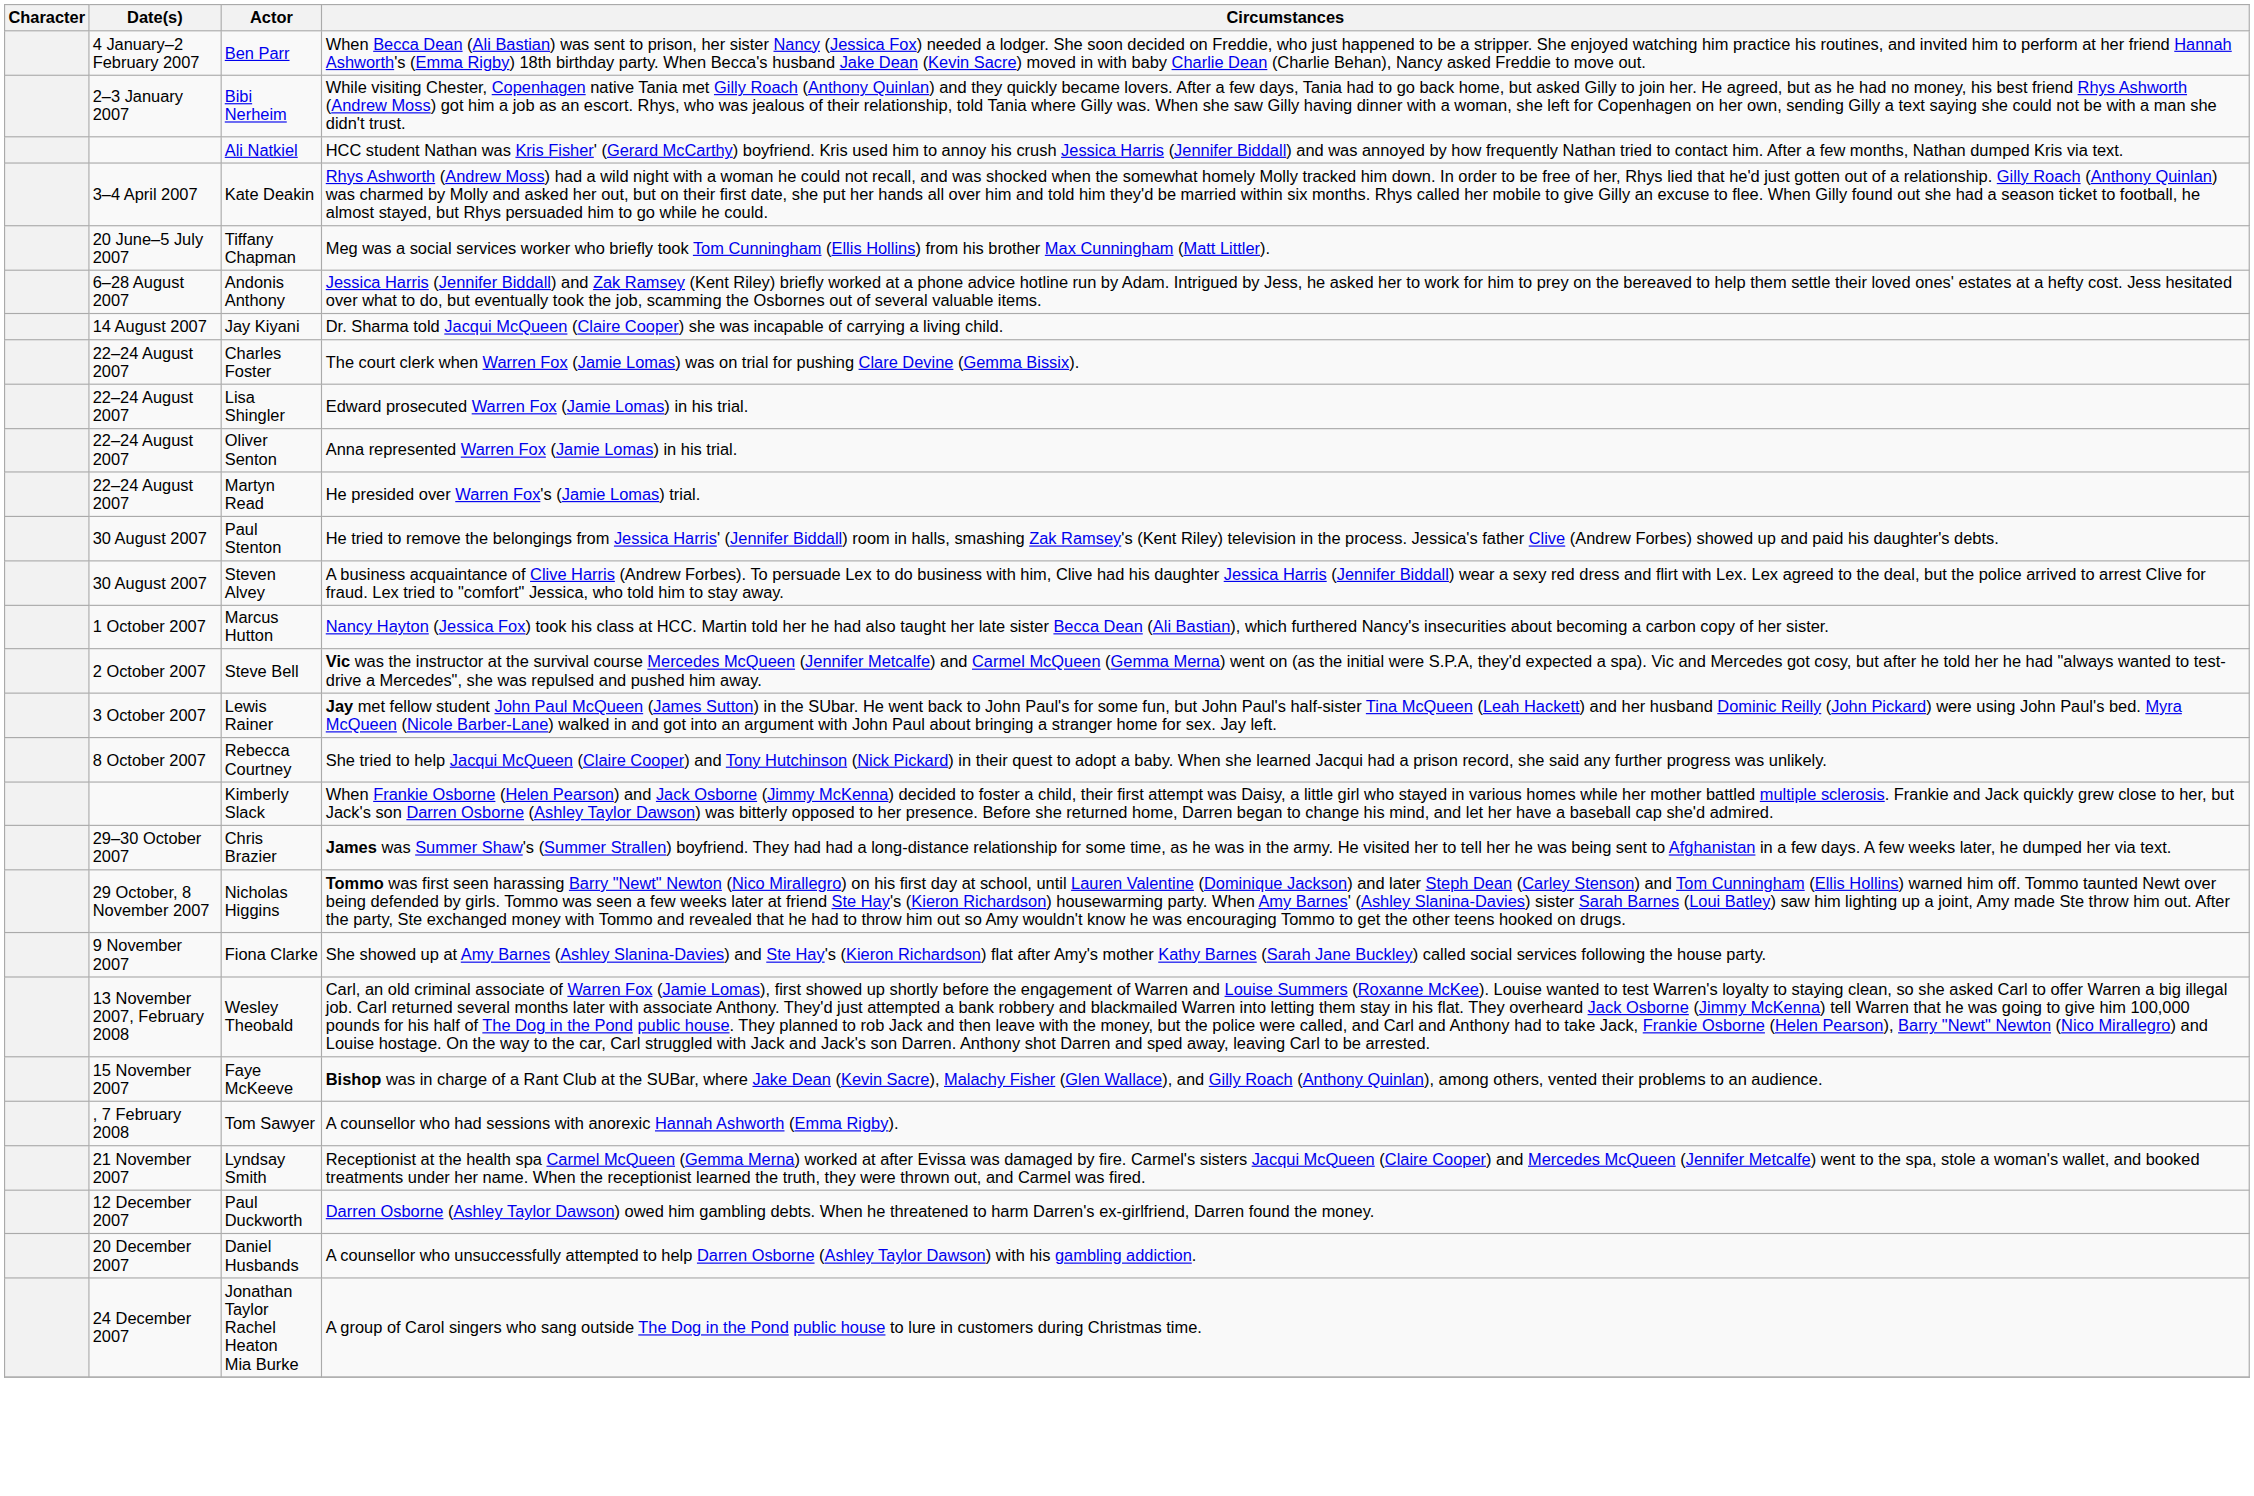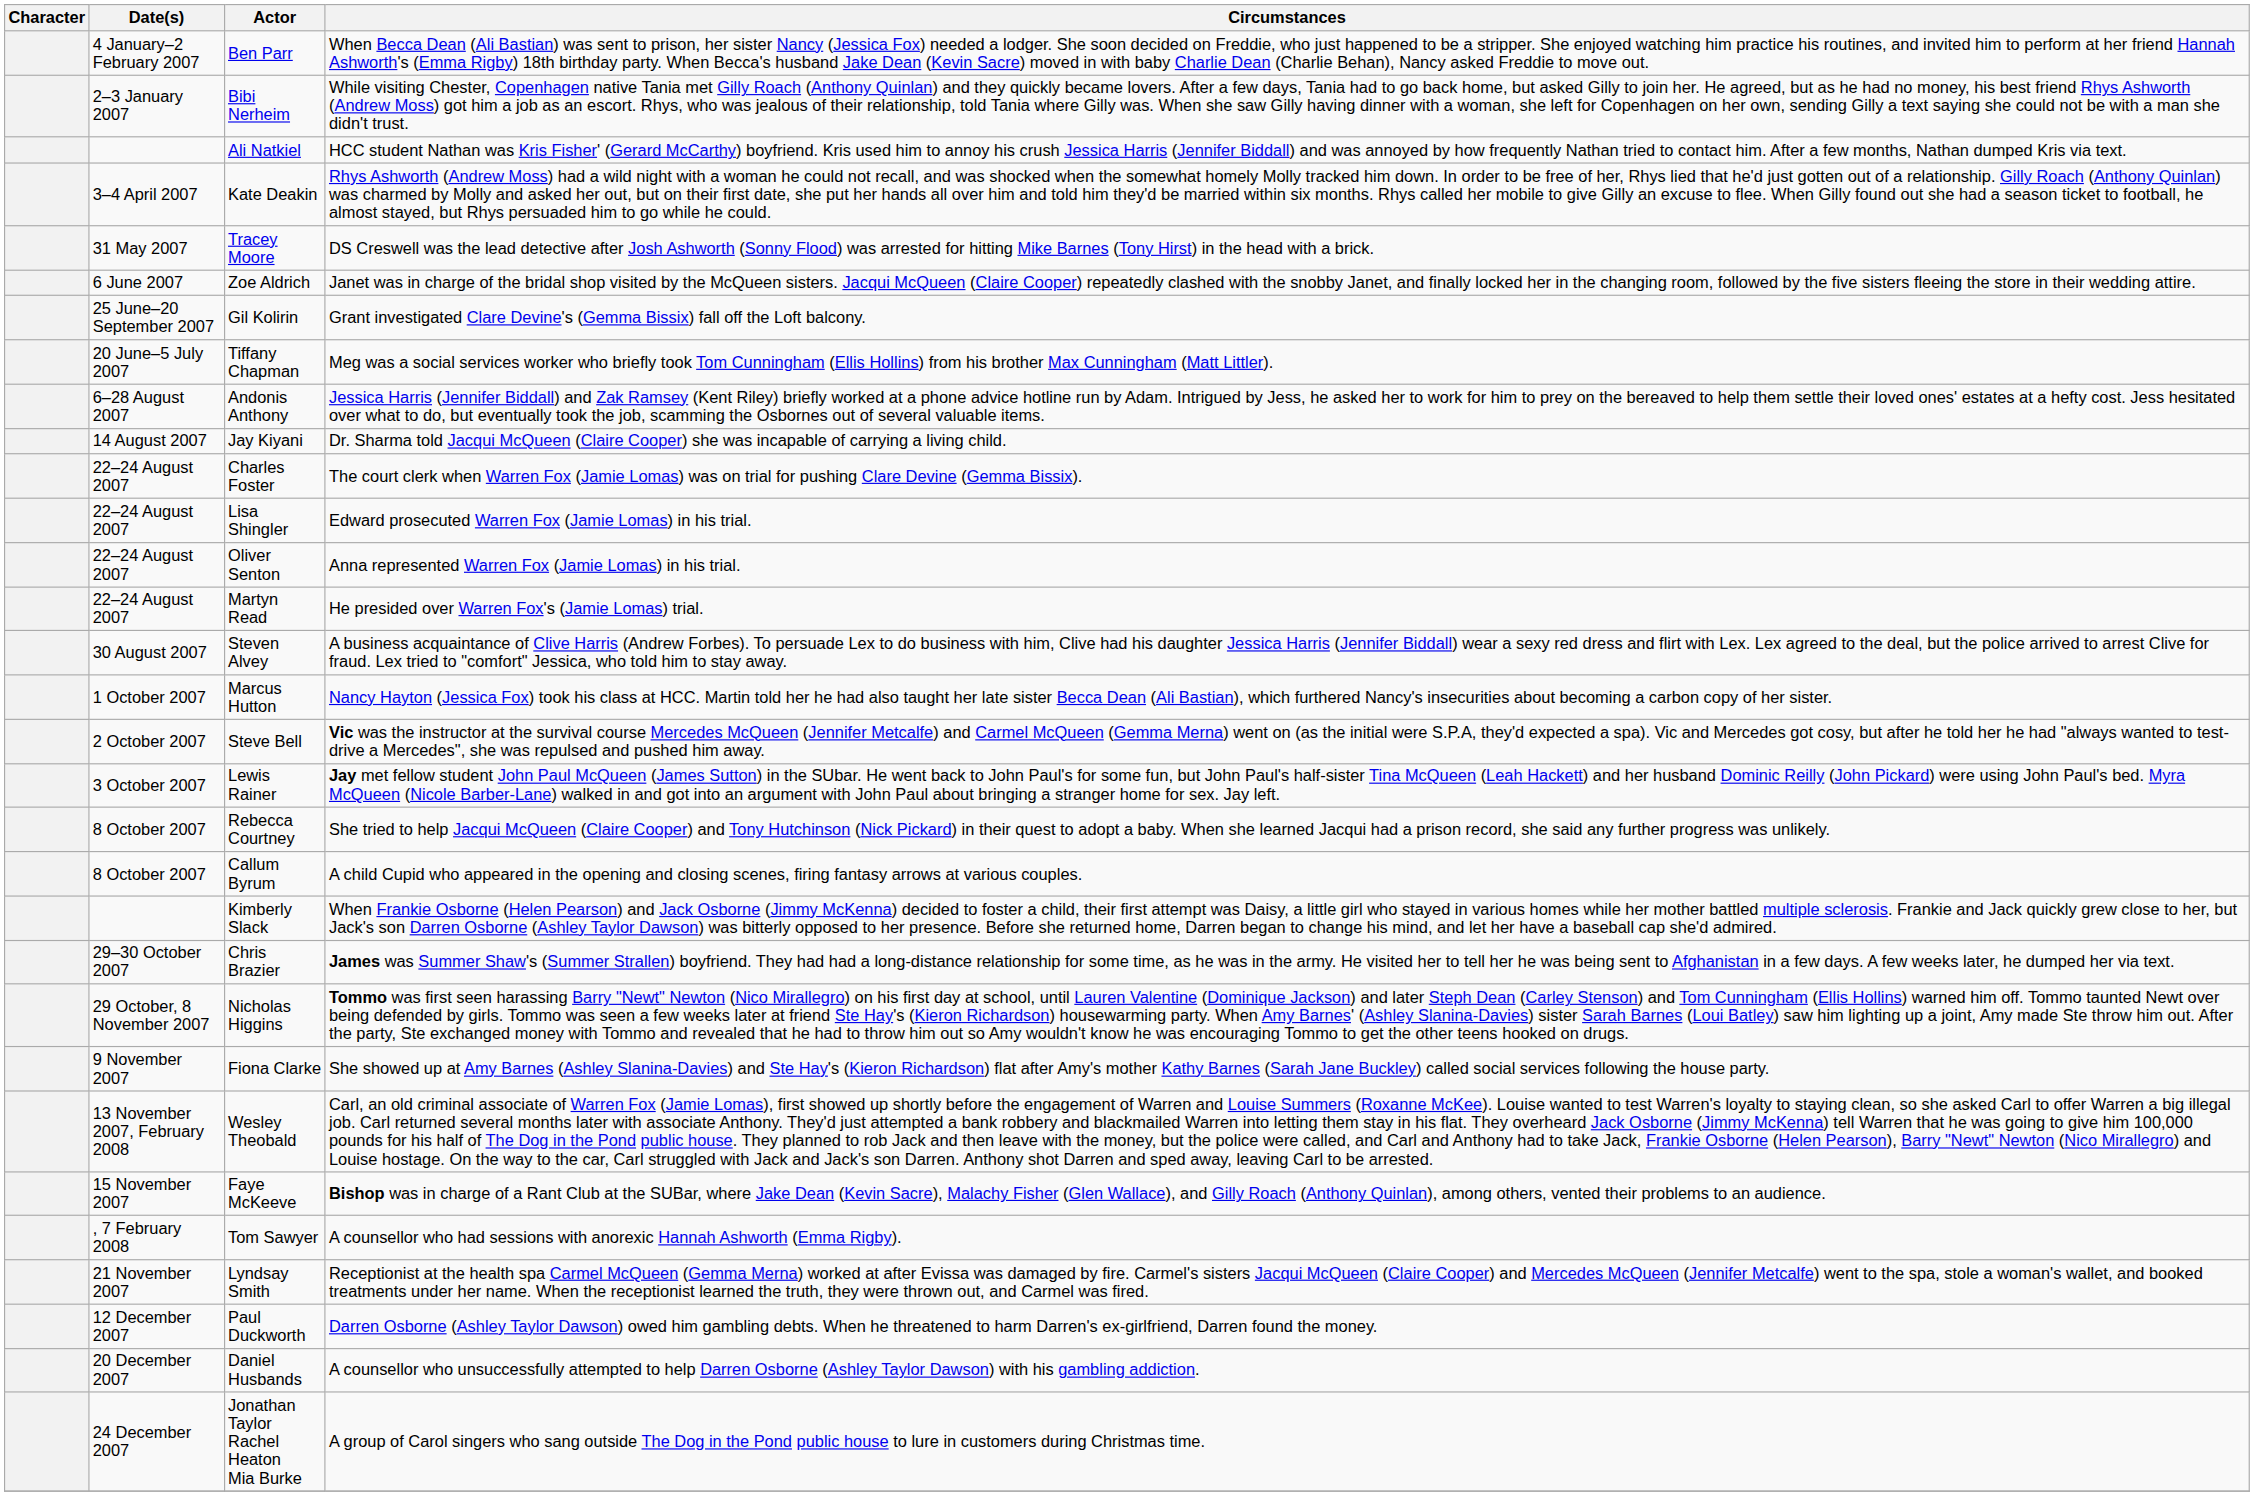+ row: (253, 248)
+ row: (269, 283)
+ row: (263, 318)
- row: (253, 539)
+ row: (254, 874)
